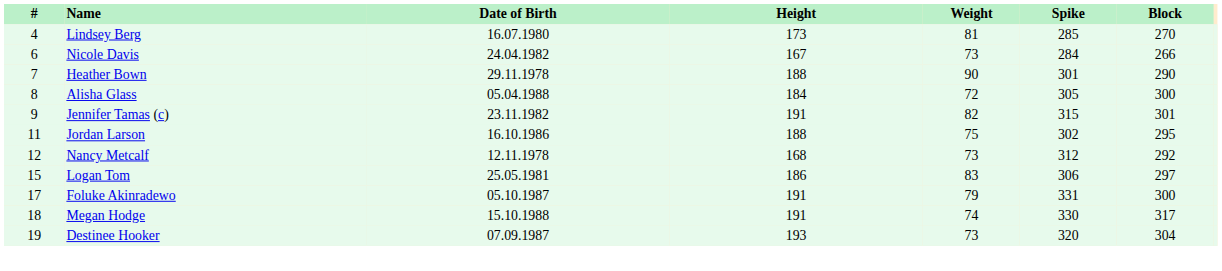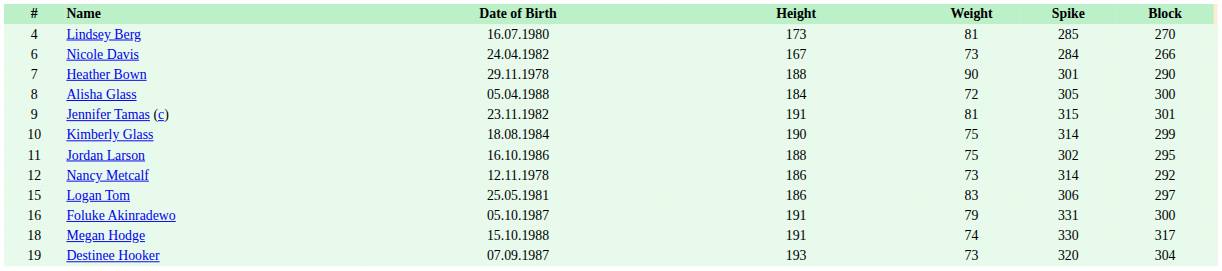(972, 114) 82 -> (972, 114) 81
+ row: (110, 135)
(796, 155) 168 -> (796, 175) 186
(1068, 155) 312 -> (1068, 175) 314
(34, 195) 17 -> (34, 215) 16
